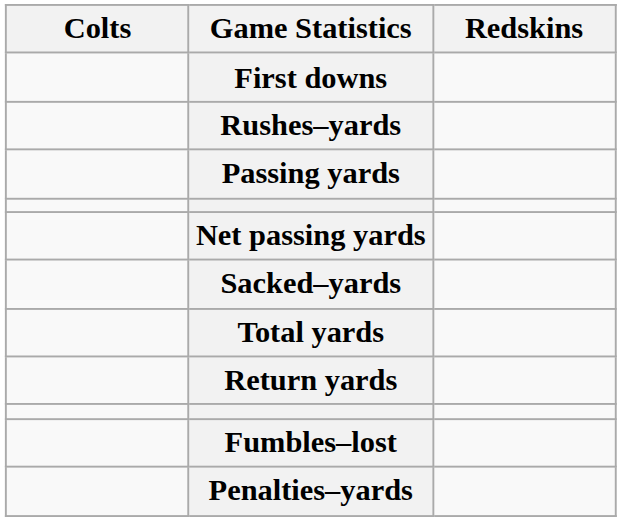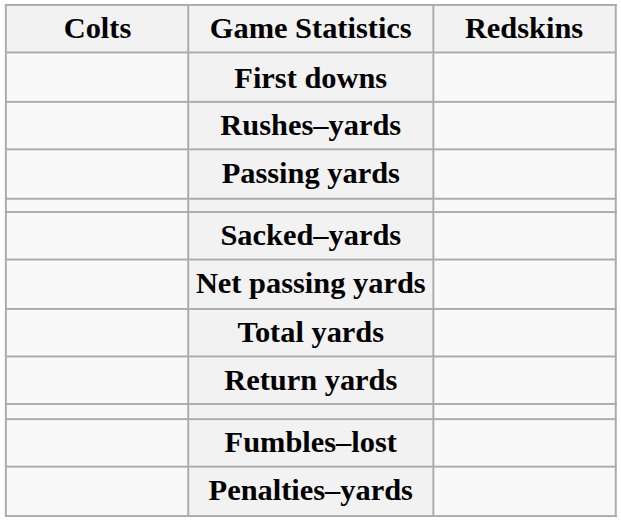rows swapped: (98, 284) <-> (98, 236)
